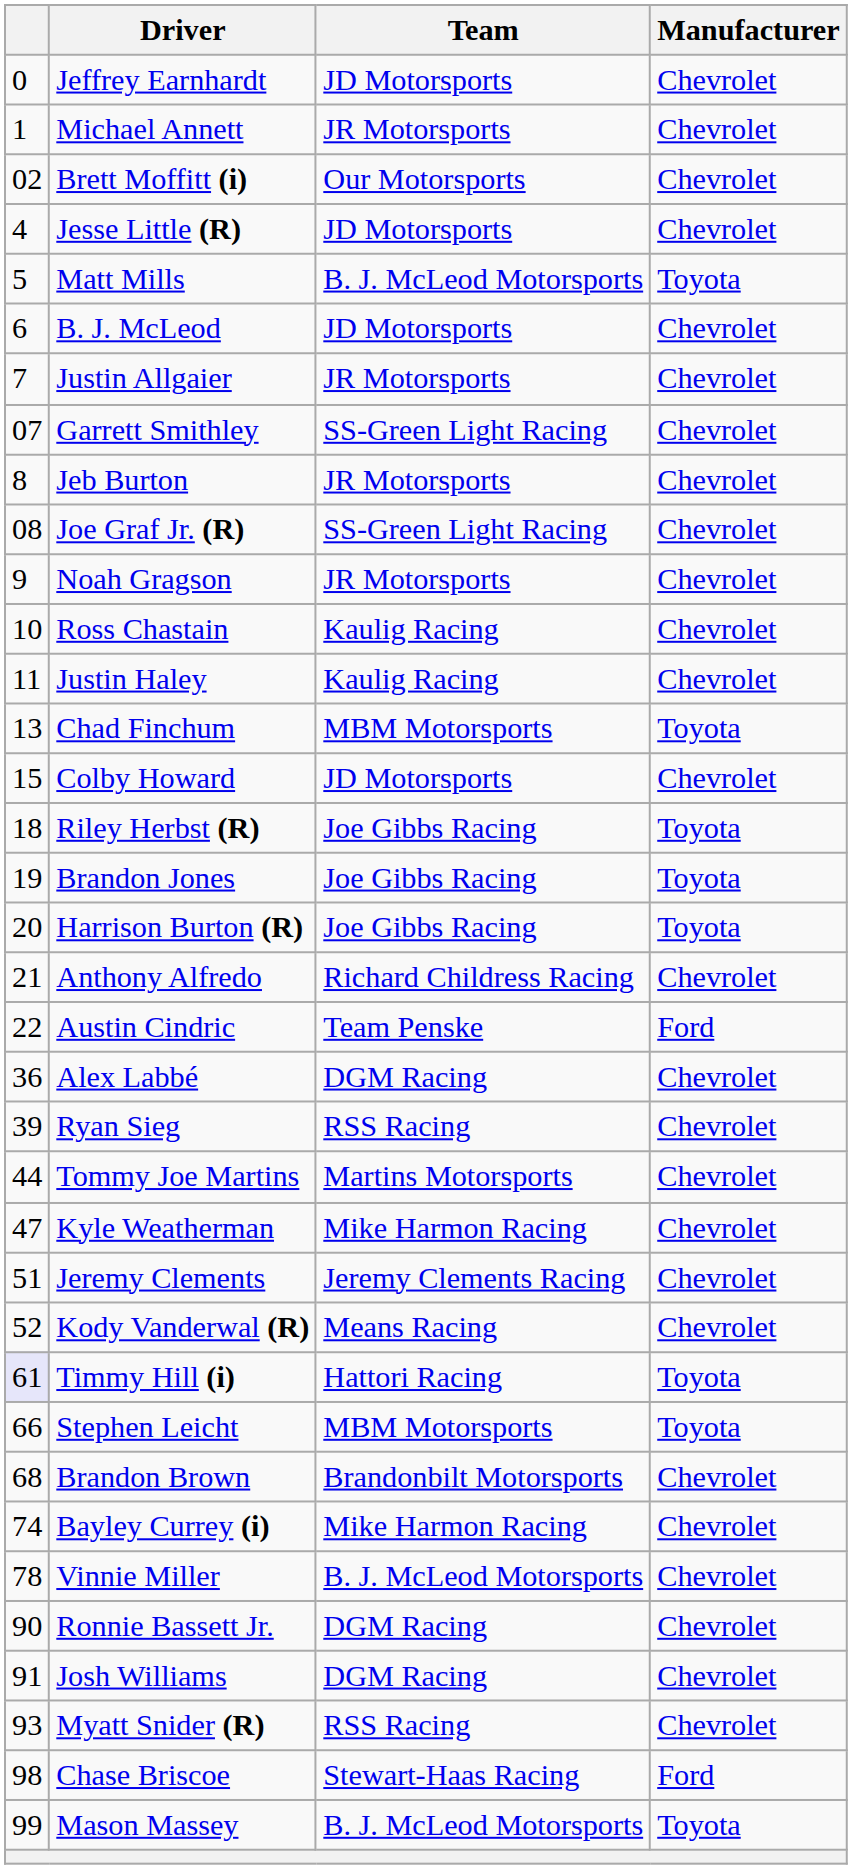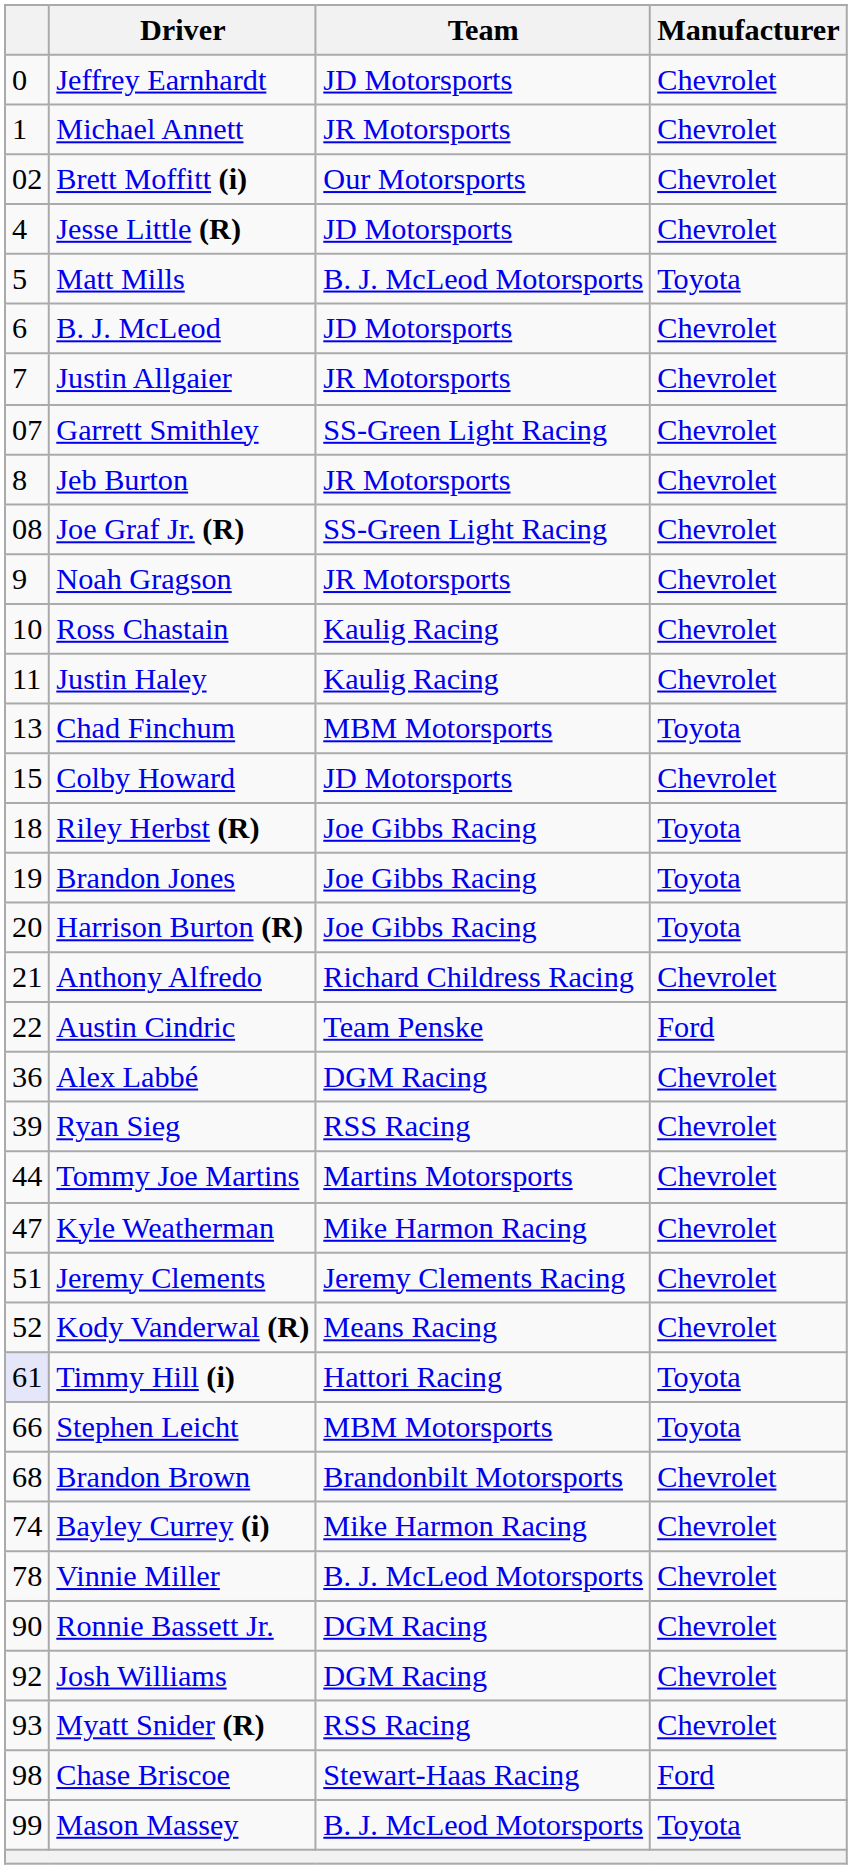(27, 1675) 91 -> (27, 1675) 92
